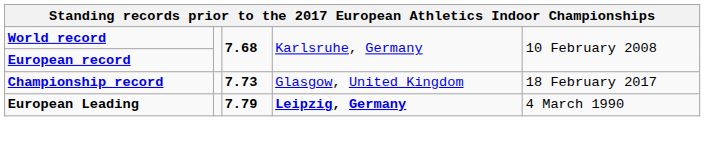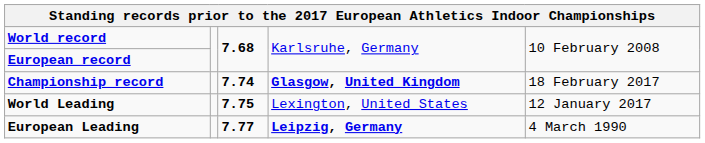(241, 82) 7.73 -> (238, 82) 7.74
(369, 82) normal -> (365, 82) bold
+ row: (61, 105)
(241, 105) 7.79 -> (238, 127) 7.77
